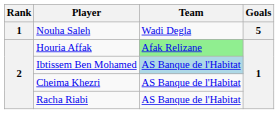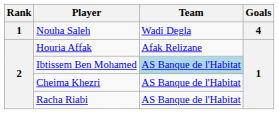(258, 30) 5 -> (258, 30) 4
(172, 48) lightgreen background -> (172, 48) no background
